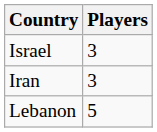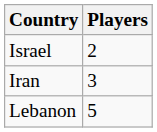(92, 50) 3 -> (92, 50) 2
